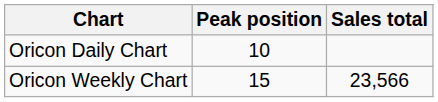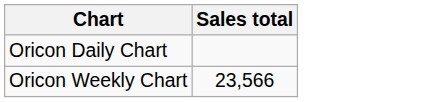- column: (259, 19)
